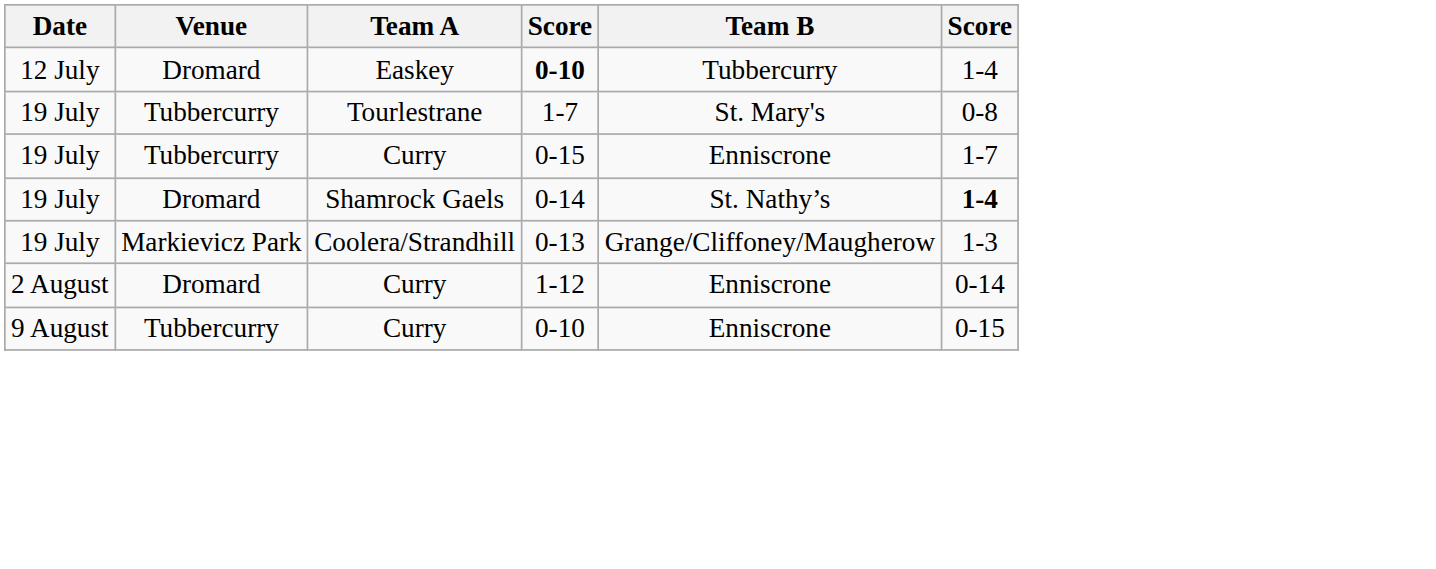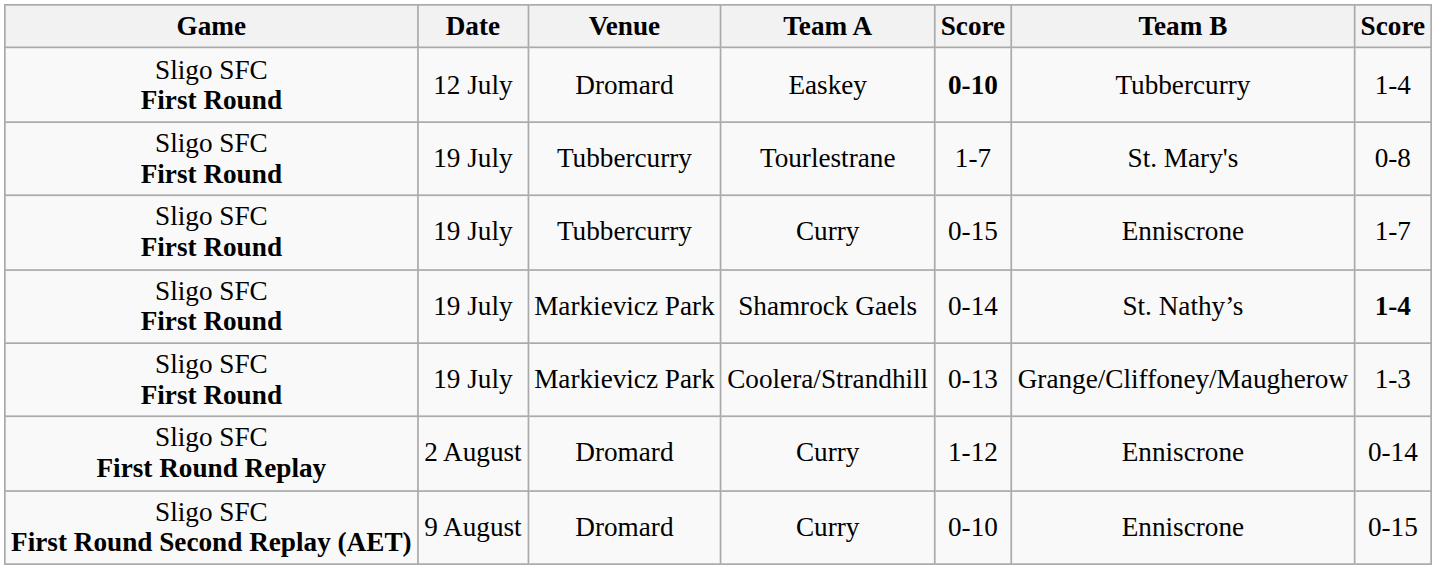+ column: (211, 26)
(211, 198) Dromard -> (624, 305) Markievicz Park
(211, 328) Tubbercurry -> (624, 526) Dromard
